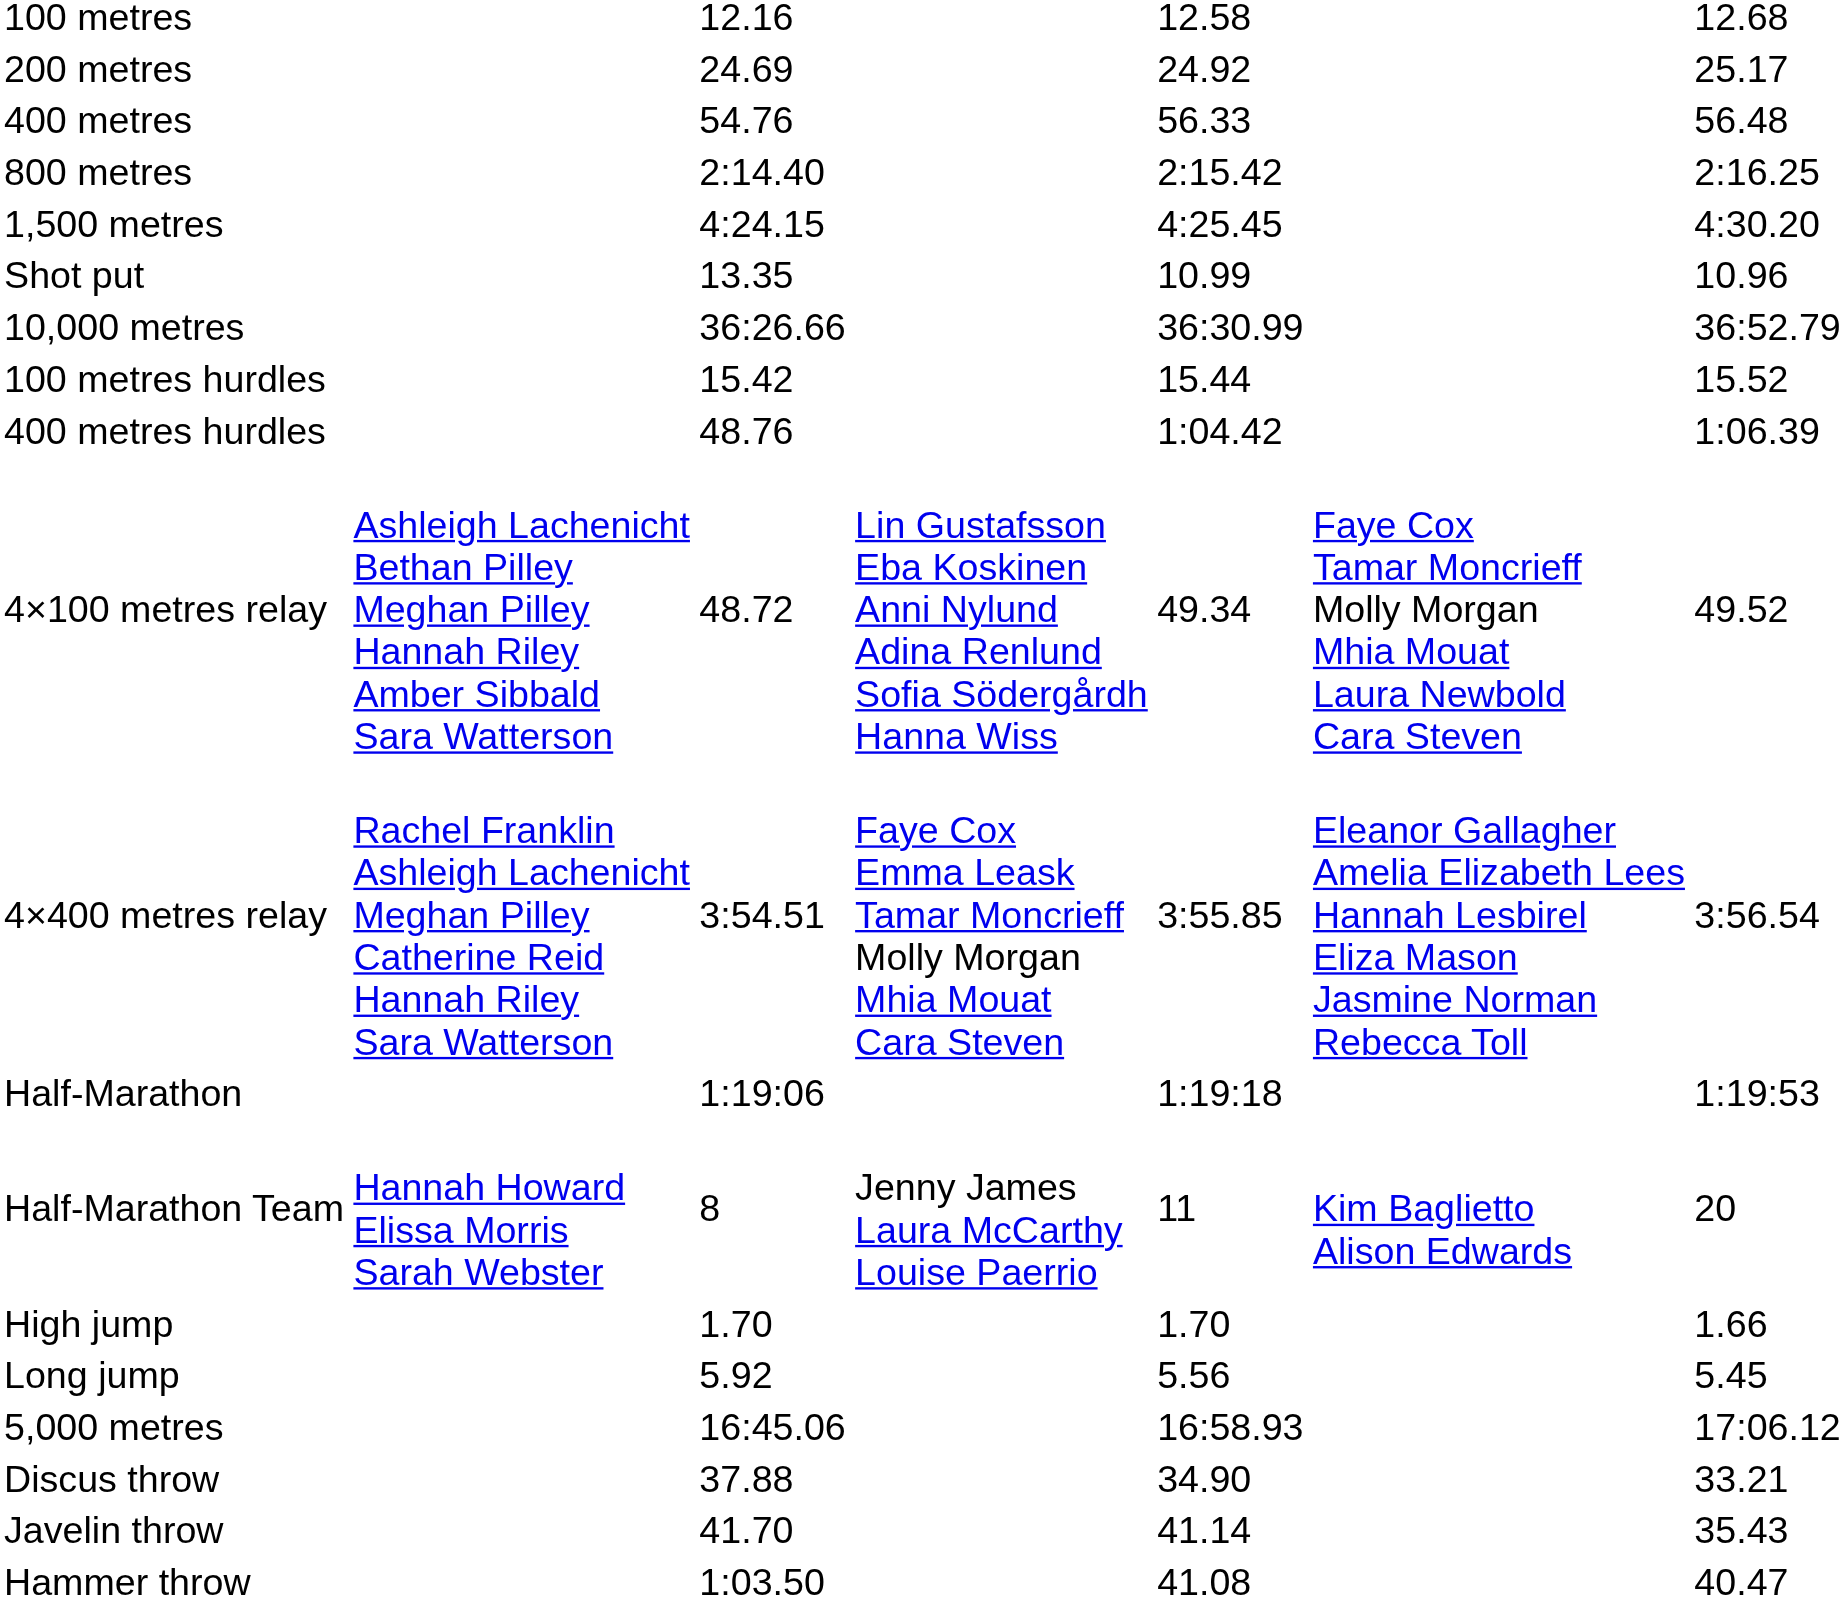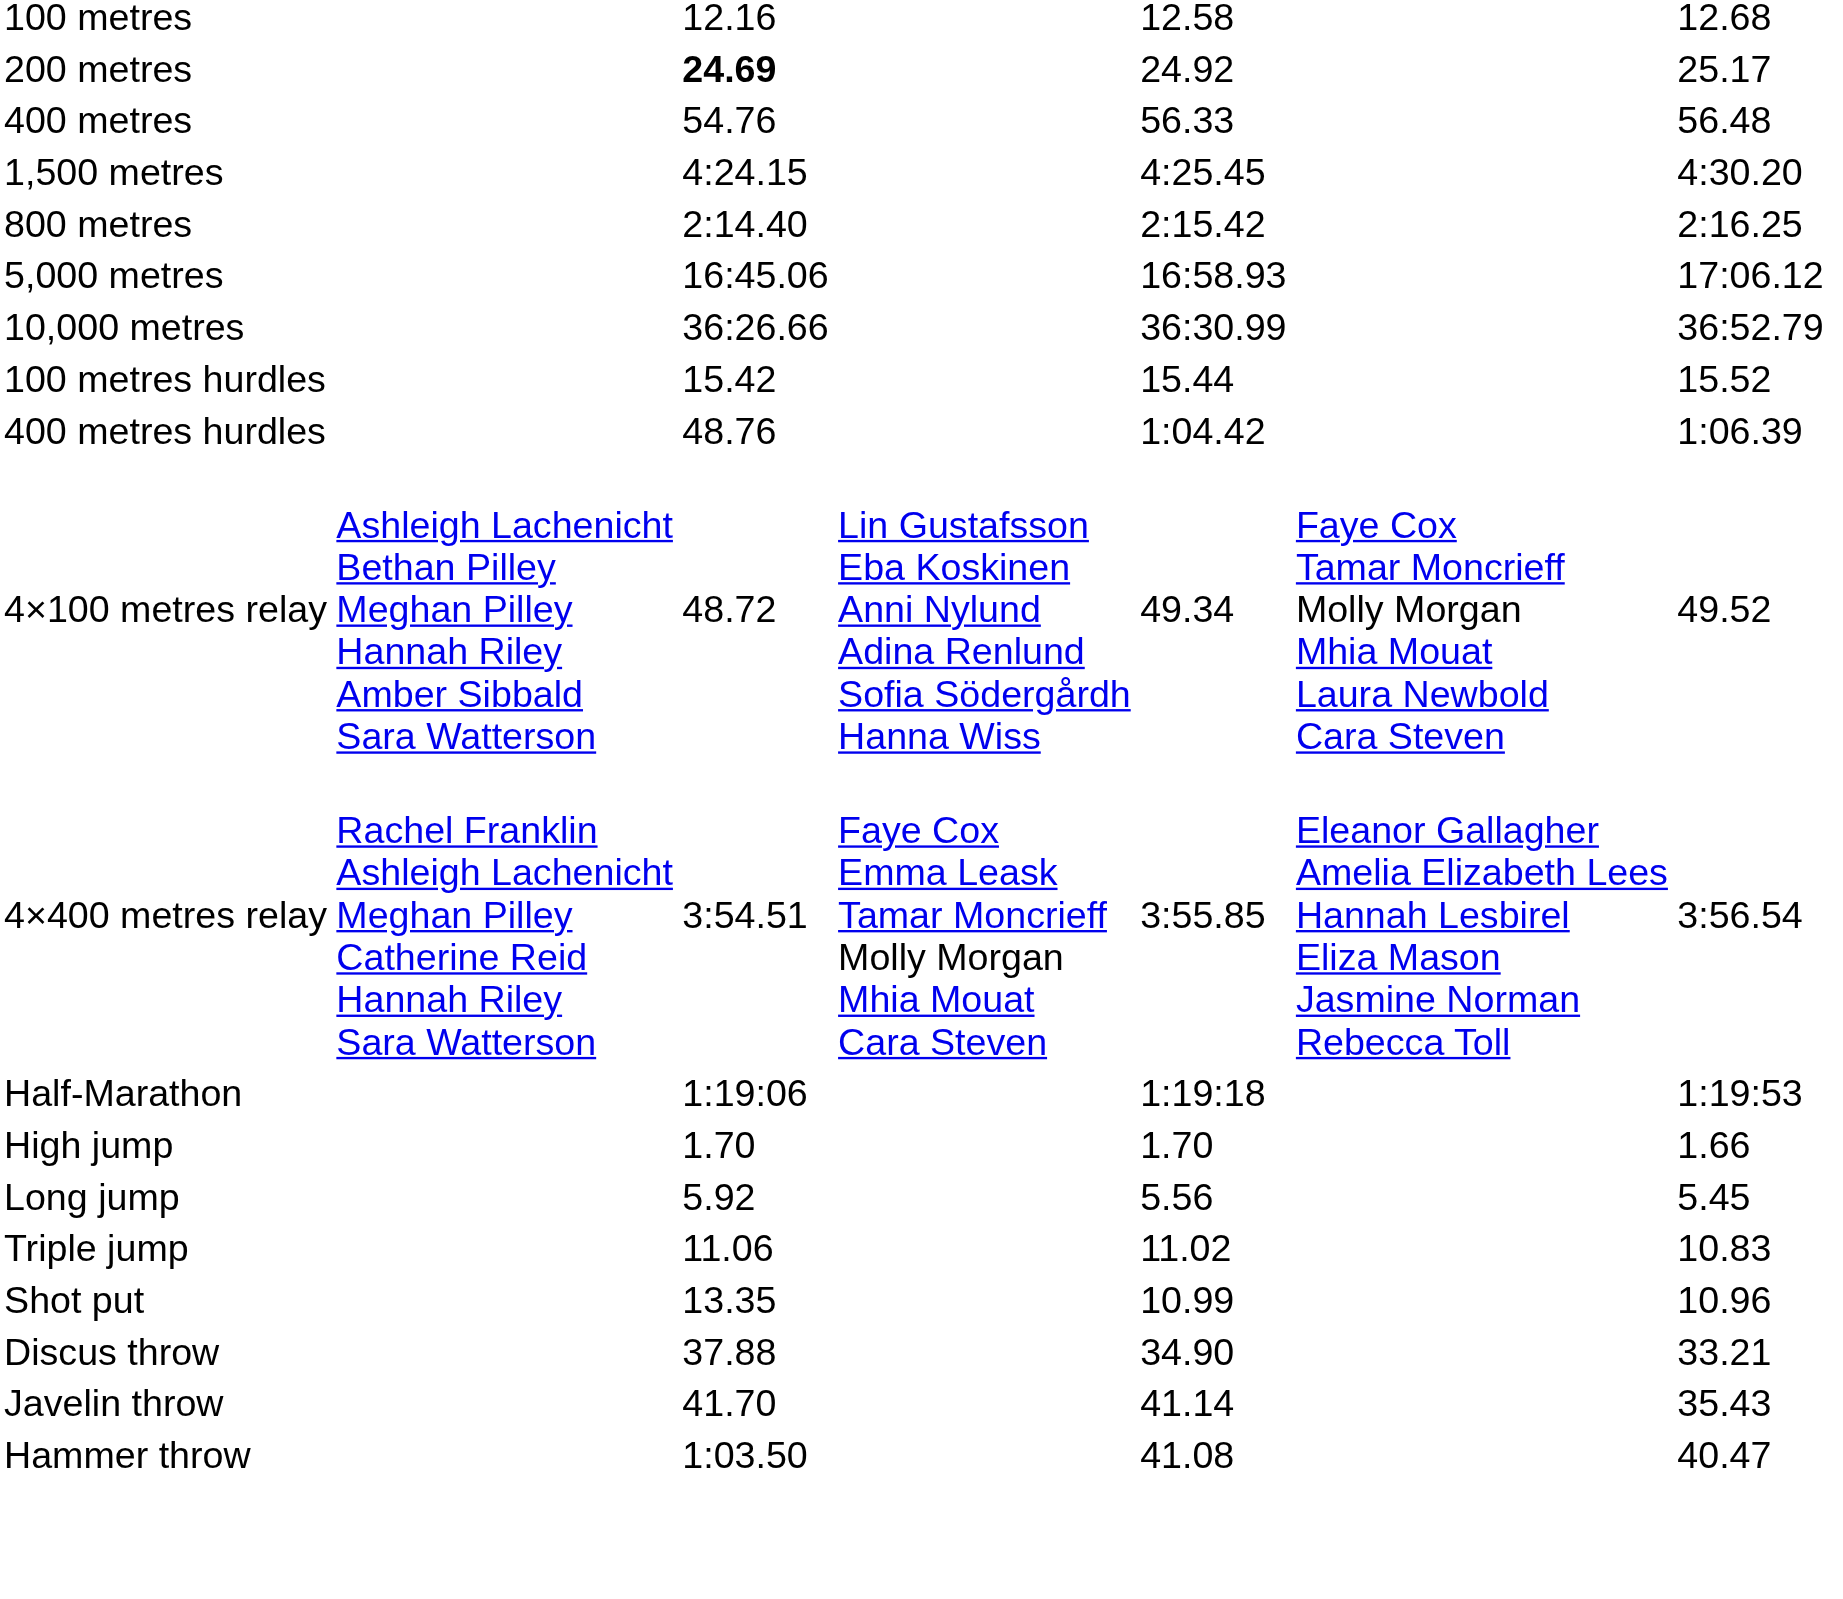(746, 69) normal -> (729, 69) bold
rows swapped: (98, 172) <-> (114, 224)
rows swapped: (114, 1427) <-> (74, 276)
- row: (174, 1208)
+ row: (96, 1248)
